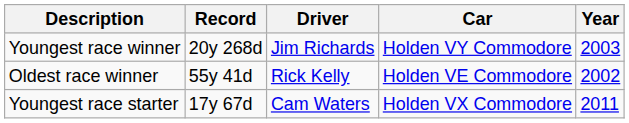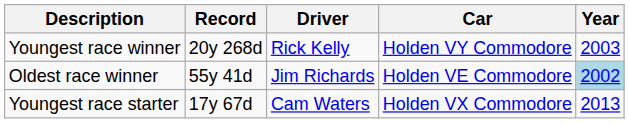(323, 47) Jim Richards -> (310, 47) Rick Kelly
(310, 76) Rick Kelly -> (323, 76) Jim Richards
(600, 76) no background -> (600, 76) lightblue background
(600, 104) 2011 -> (600, 104) 2013
